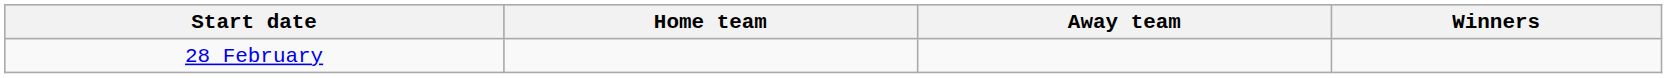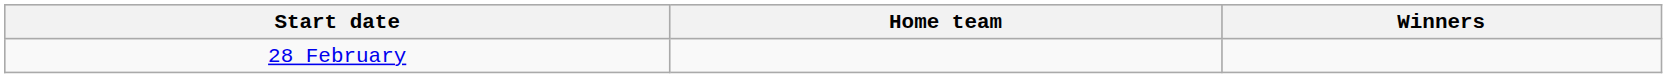- column: (1124, 22)
